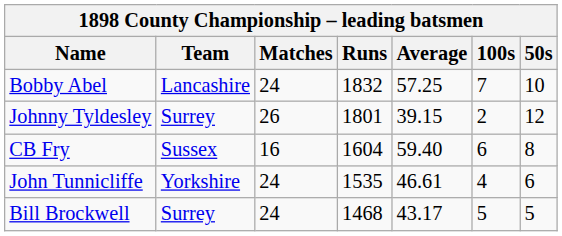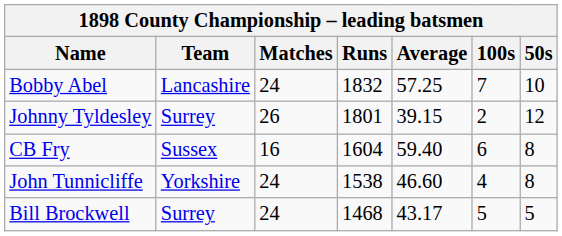(362, 181) 1535 -> (362, 181) 1538
(419, 181) 46.61 -> (419, 181) 46.60
(530, 181) 6 -> (530, 181) 8
